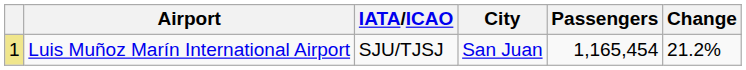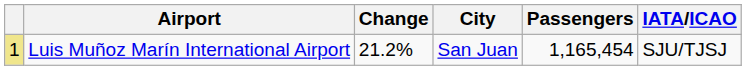columns swapped: (406, 19) <-> (702, 19)
